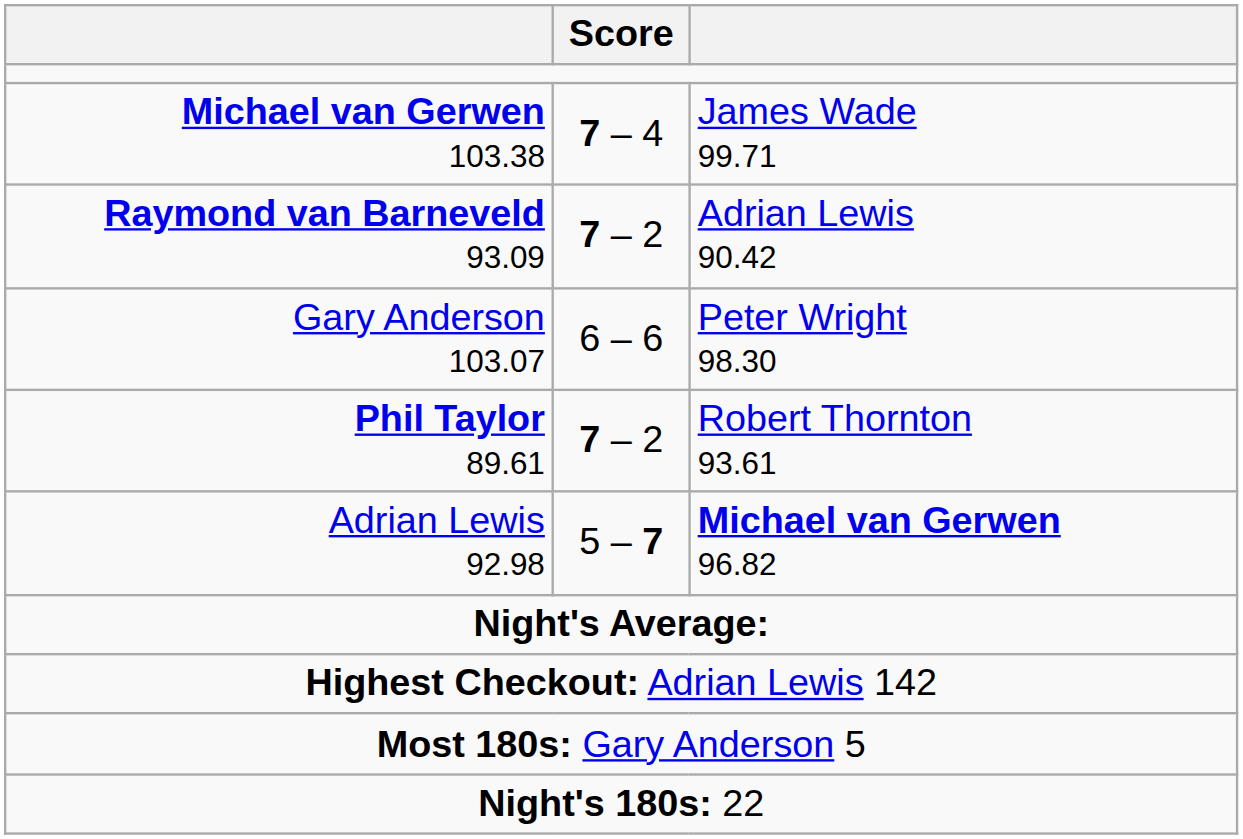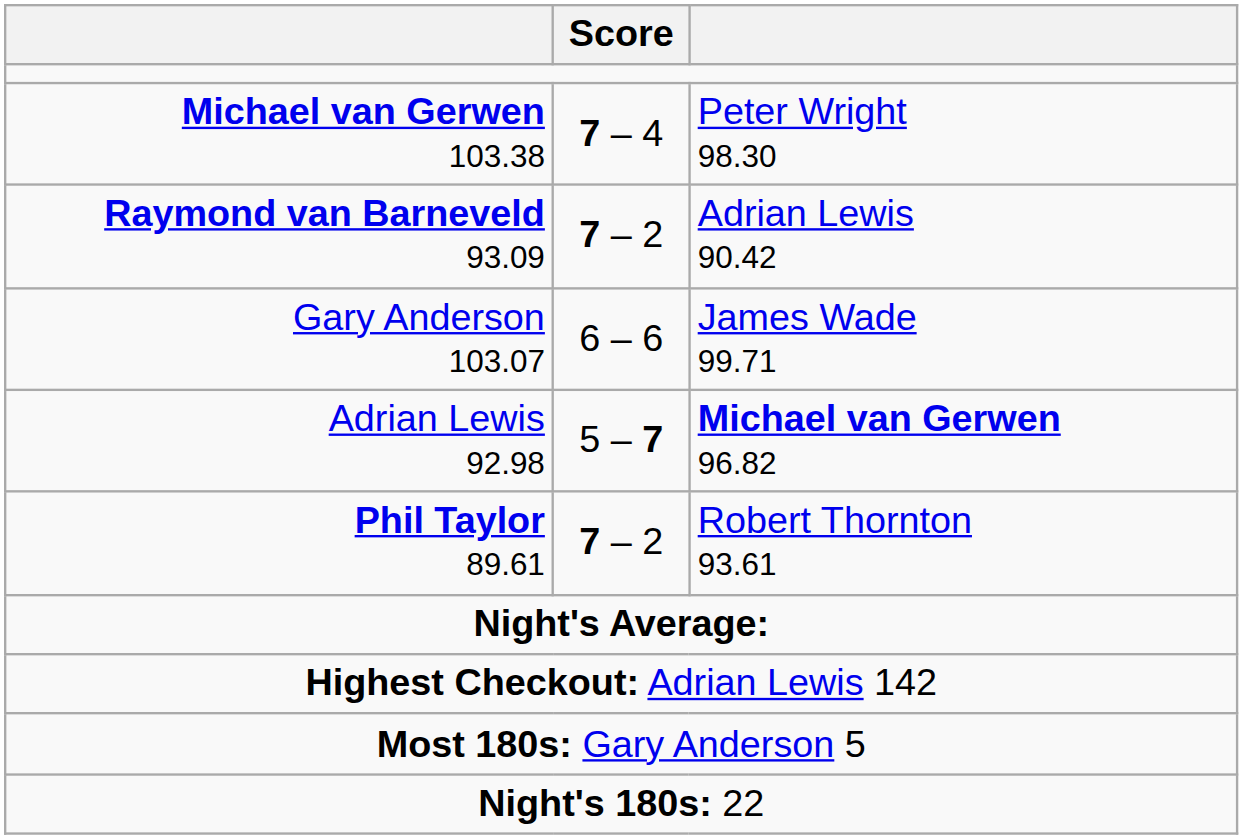(807, 132) James Wade 99.71 -> (802, 132) Peter Wright 98.30
(802, 337) Peter Wright 98.30 -> (807, 337) James Wade 99.71
rows swapped: (450, 440) <-> (437, 542)
